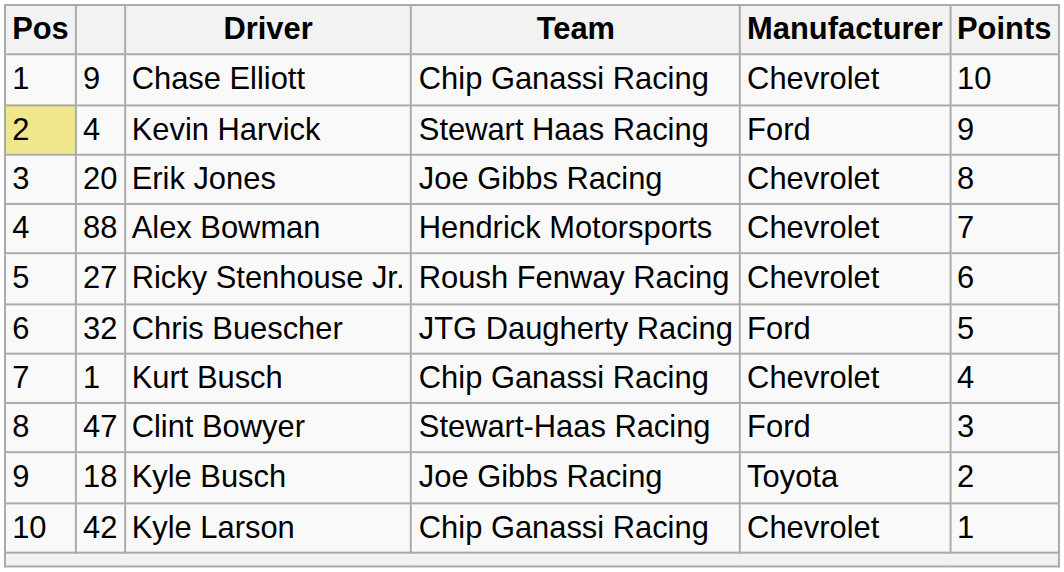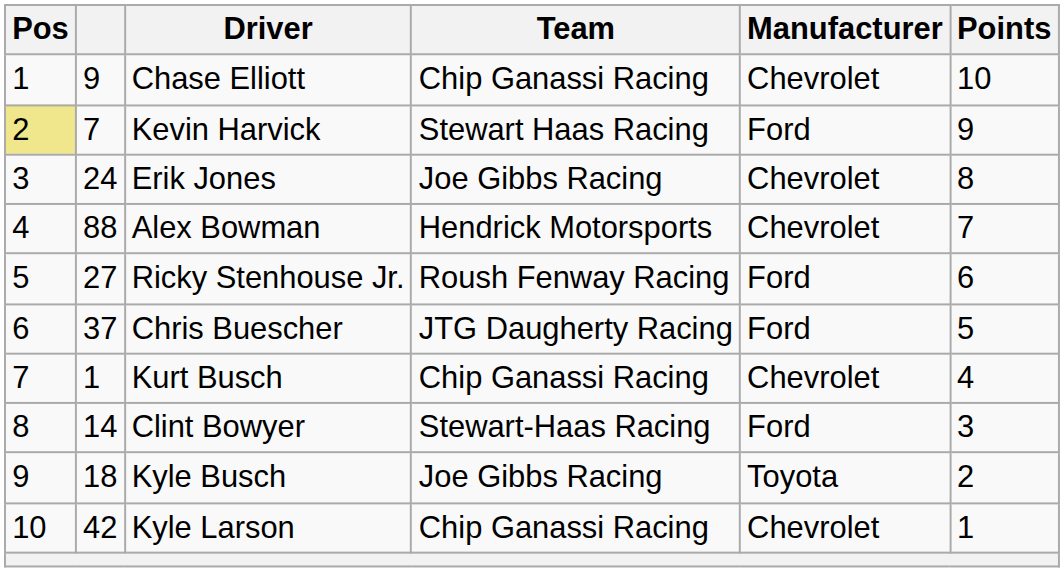(92, 128) 4 -> (92, 128) 7
(100, 178) 20 -> (100, 178) 24
(813, 277) Chevrolet -> (779, 277) Ford
(100, 327) 32 -> (100, 327) 37
(100, 426) 47 -> (100, 426) 14
